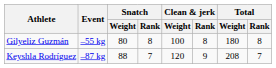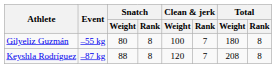(205, 41) 8 -> (205, 41) 7
(150, 56) 7 -> (150, 56) 8
(205, 56) 9 -> (205, 56) 7
(260, 56) 7 -> (260, 56) 8
